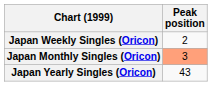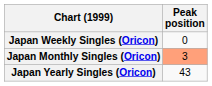(185, 40) 2 -> (185, 40) 0
